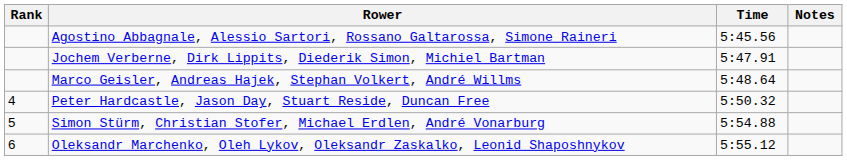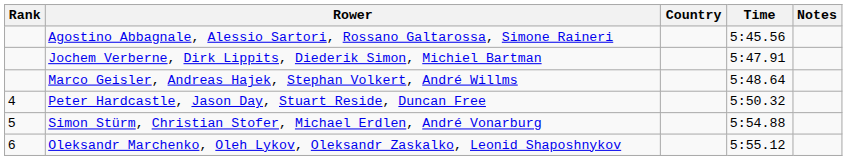+ column: (694, 15)
